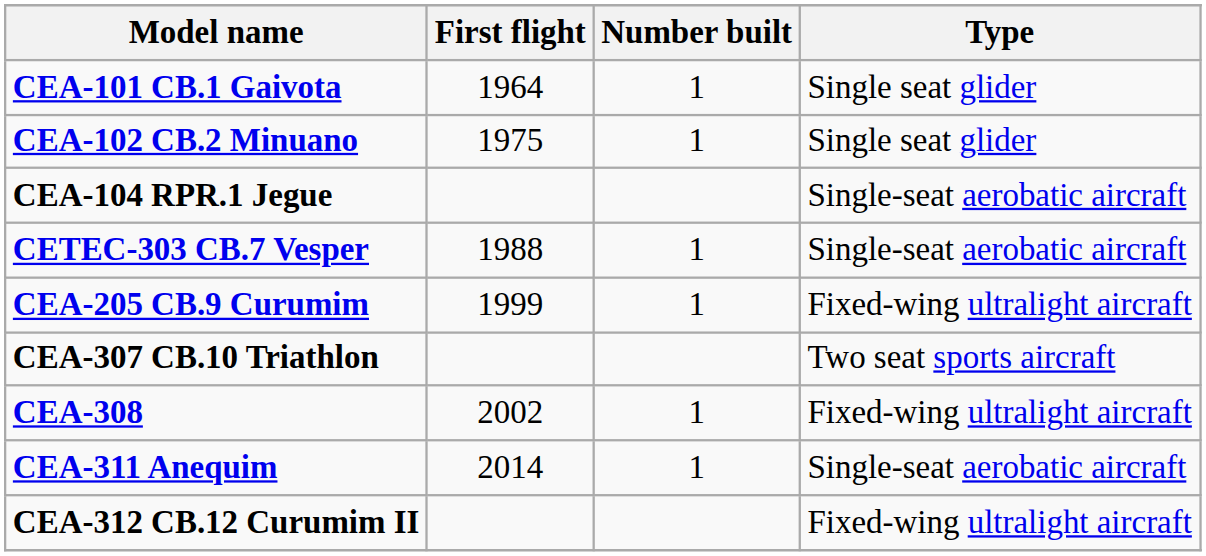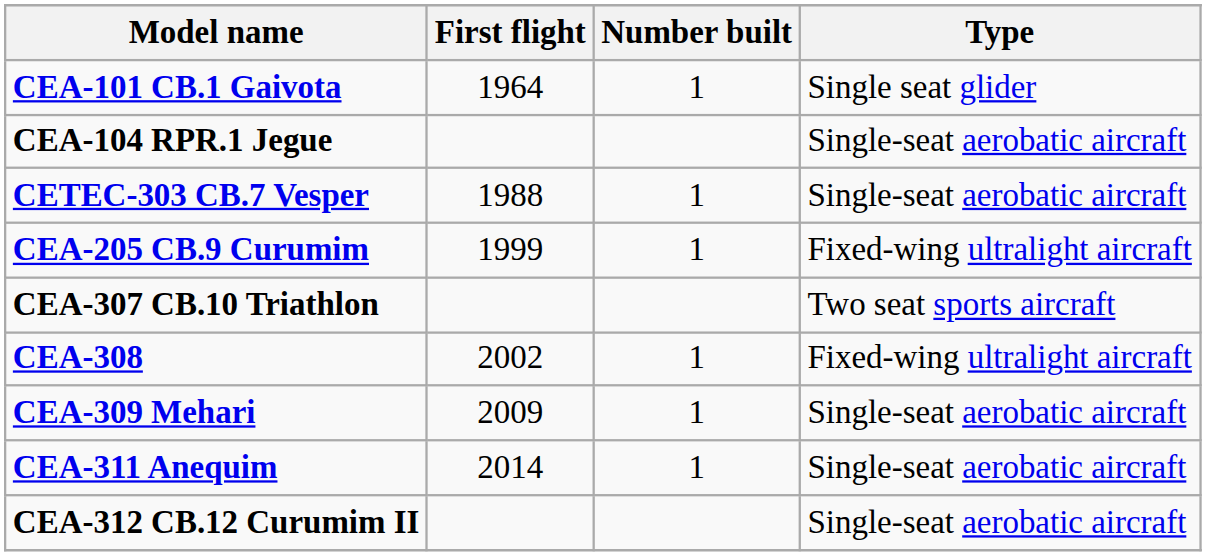- row: (185, 140)
+ row: (134, 412)
(1000, 521) Fixed-wing ultralight aircraft -> (997, 521) Single-seat aerobatic aircraft
